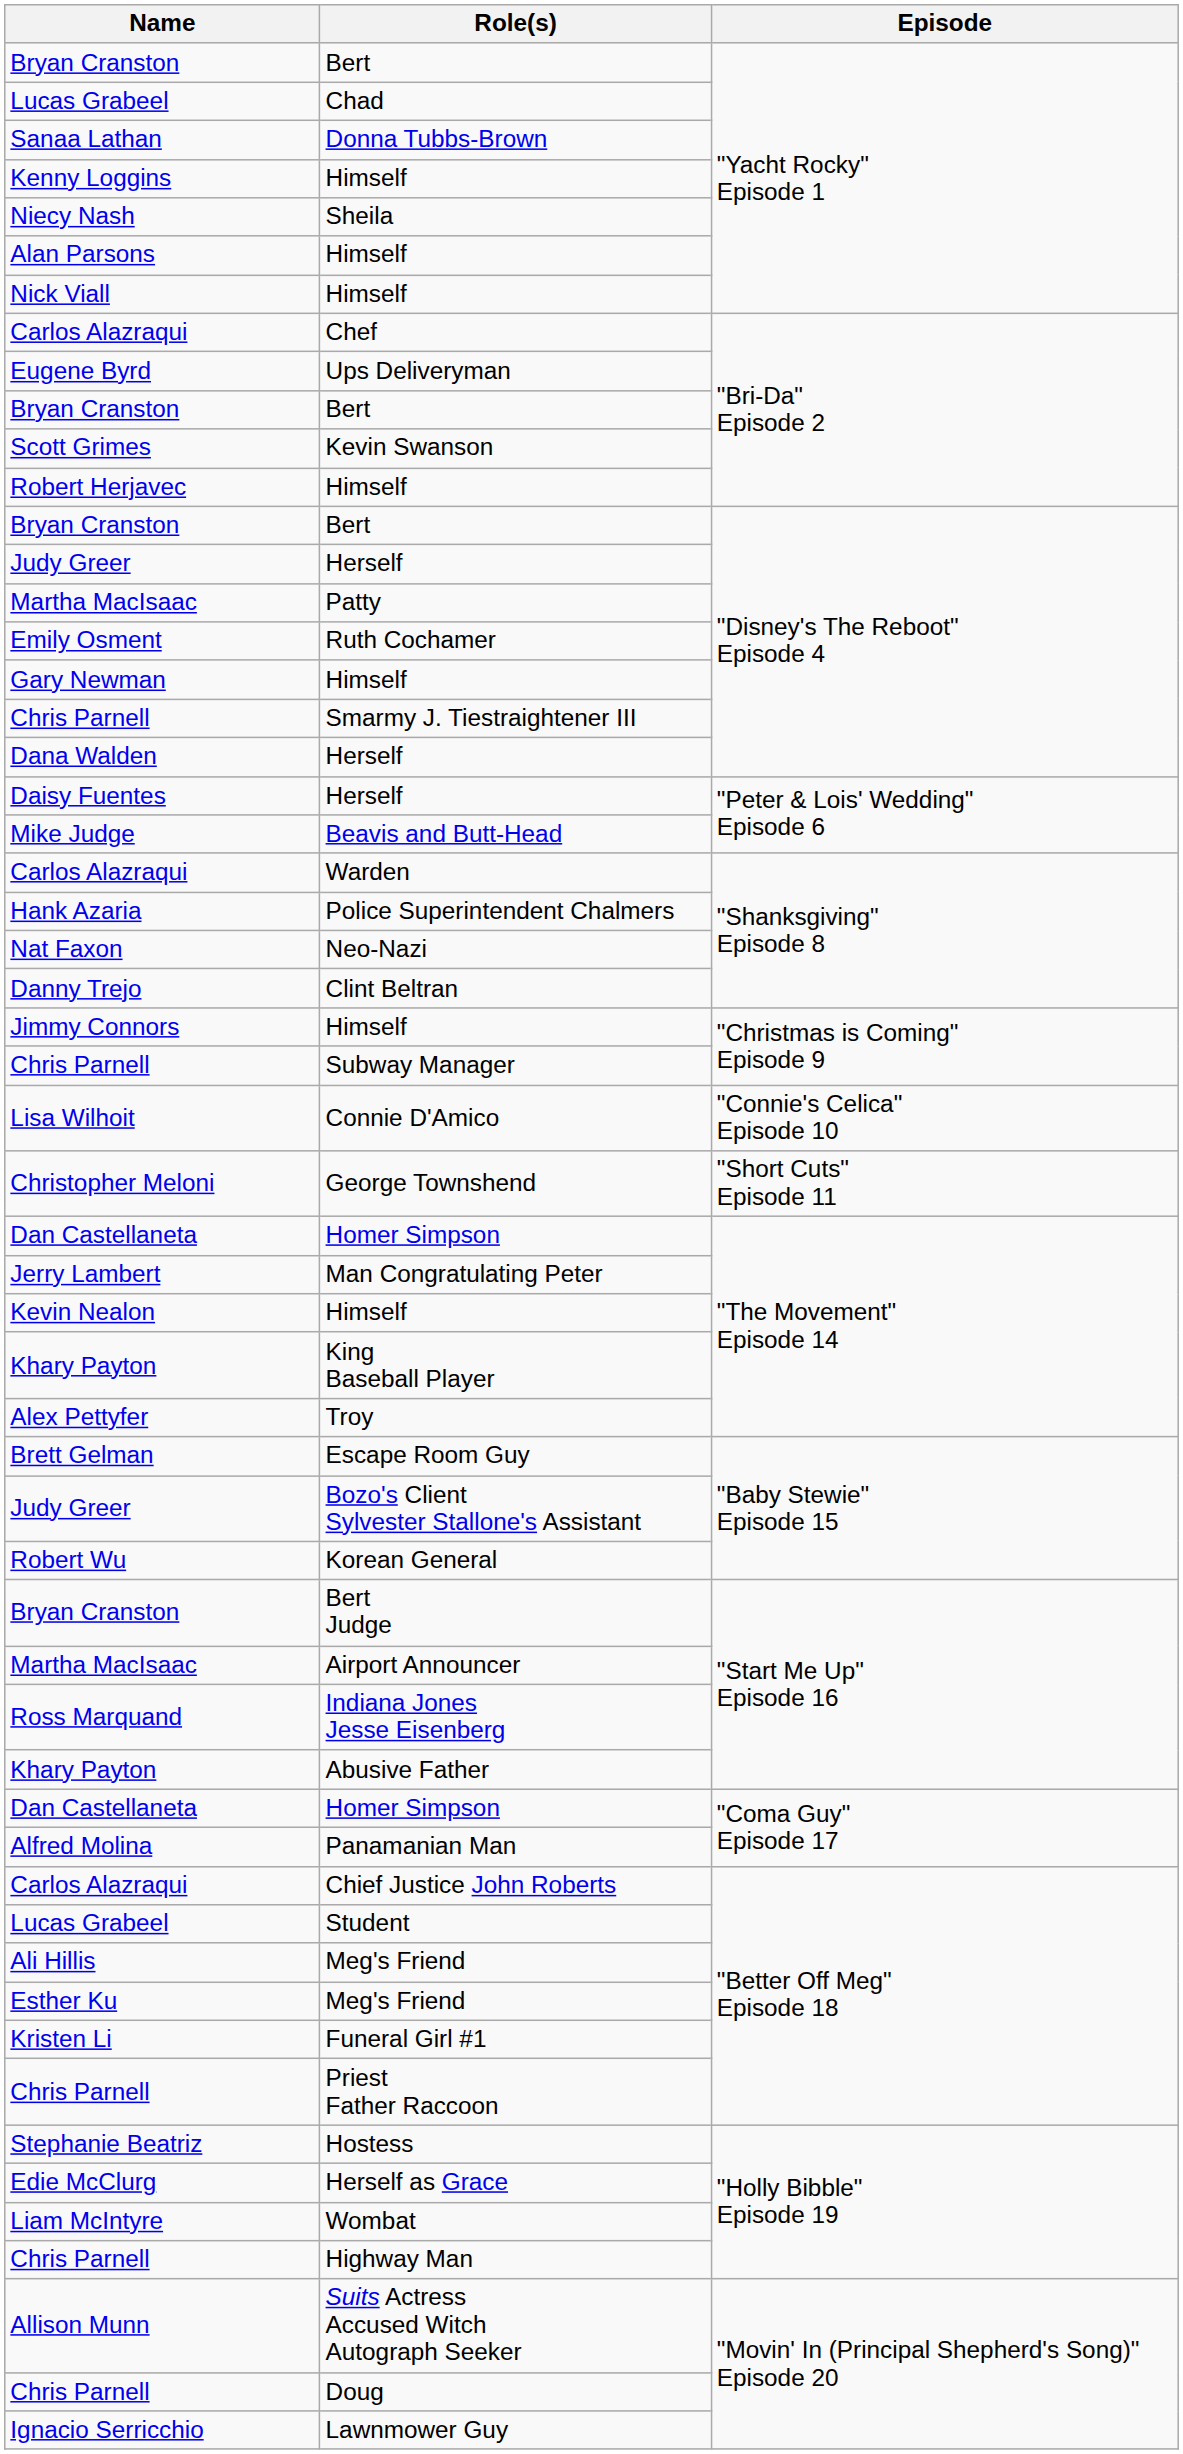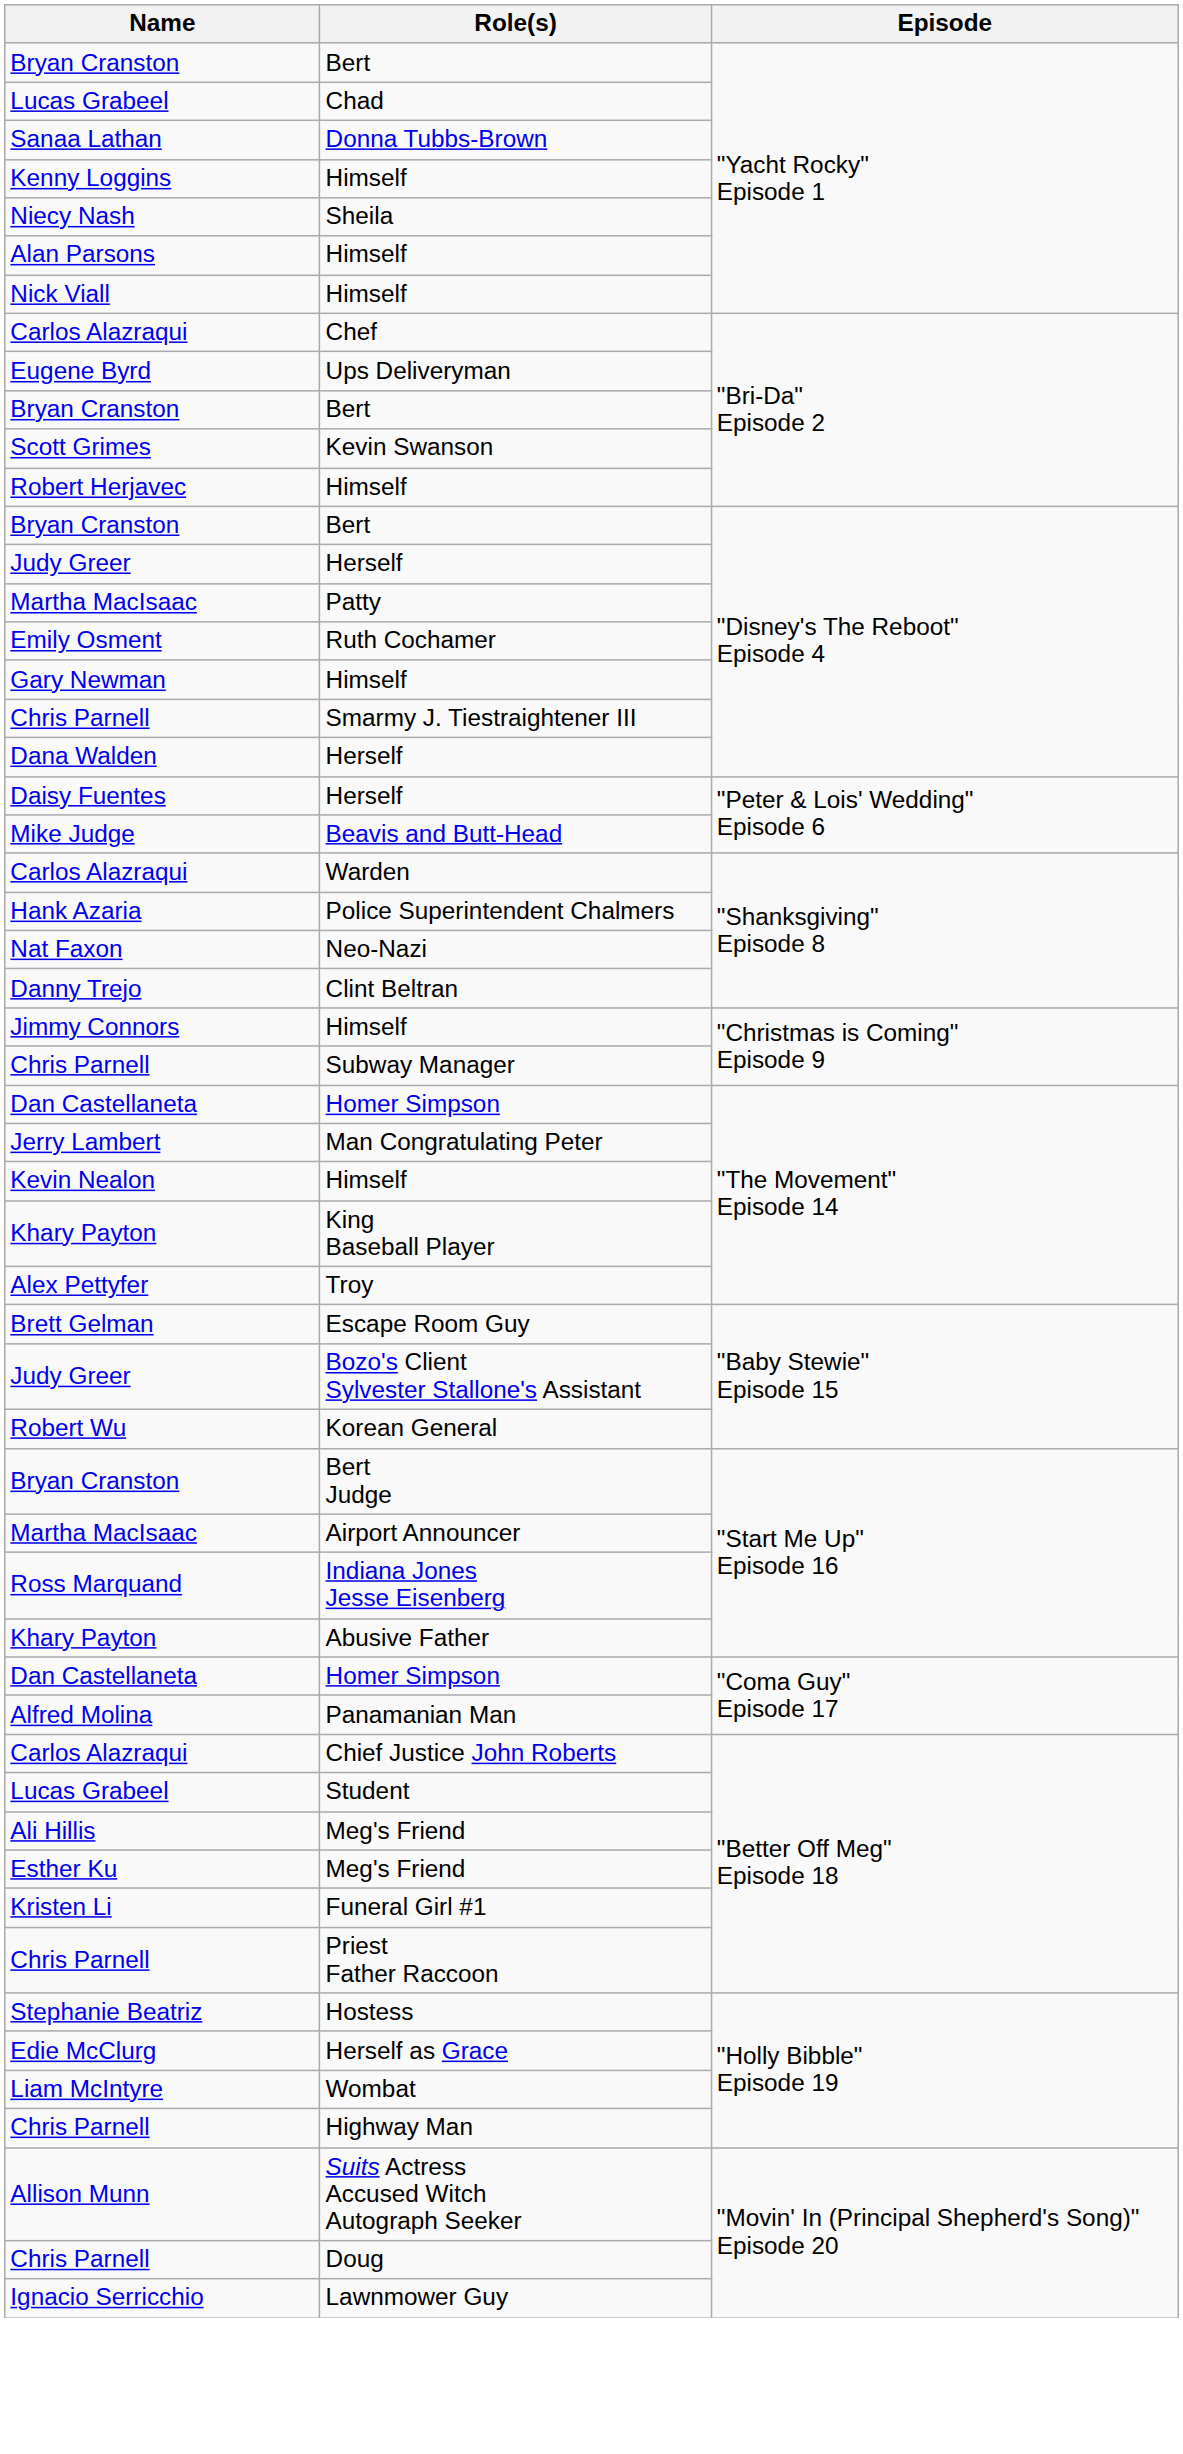- row: (73, 1117)
- row: (112, 1183)
